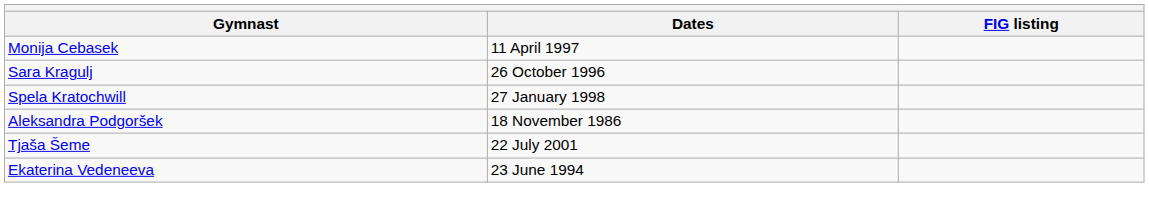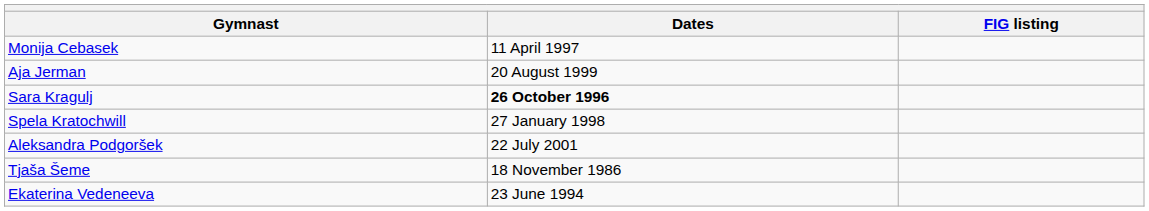+ row: (47, 72)
(548, 72) normal -> (550, 96) bold
(556, 121) 18 November 1986 -> (534, 145) 22 July 2001
(534, 145) 22 July 2001 -> (556, 169) 18 November 1986
